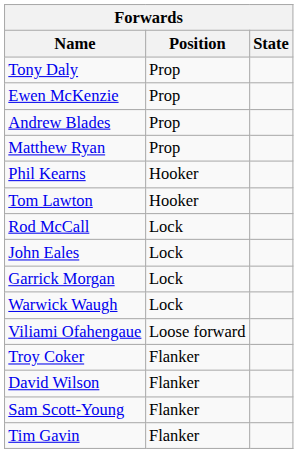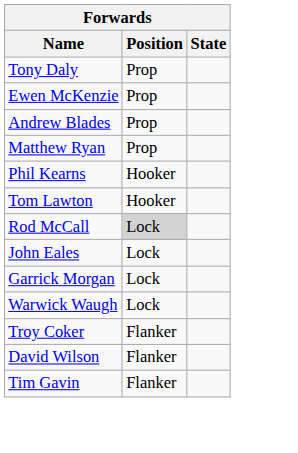(166, 226) no background -> (143, 226) lightgrey background
- row: (75, 331)
- row: (66, 409)
